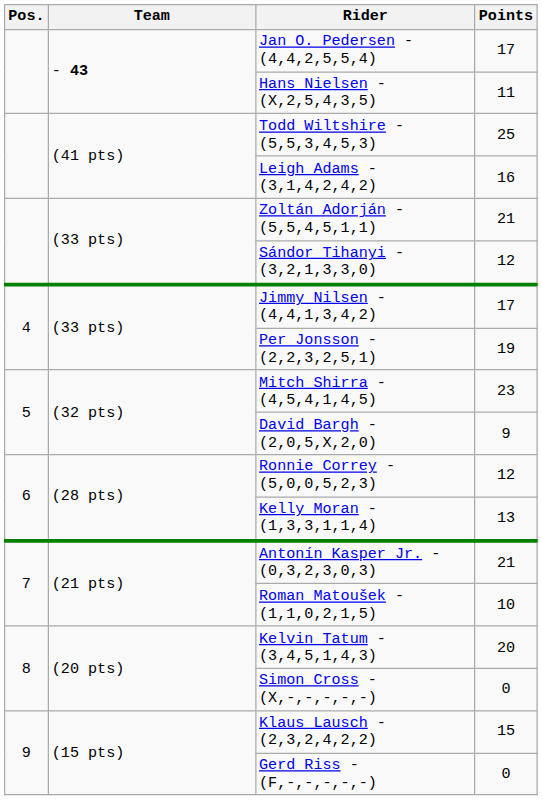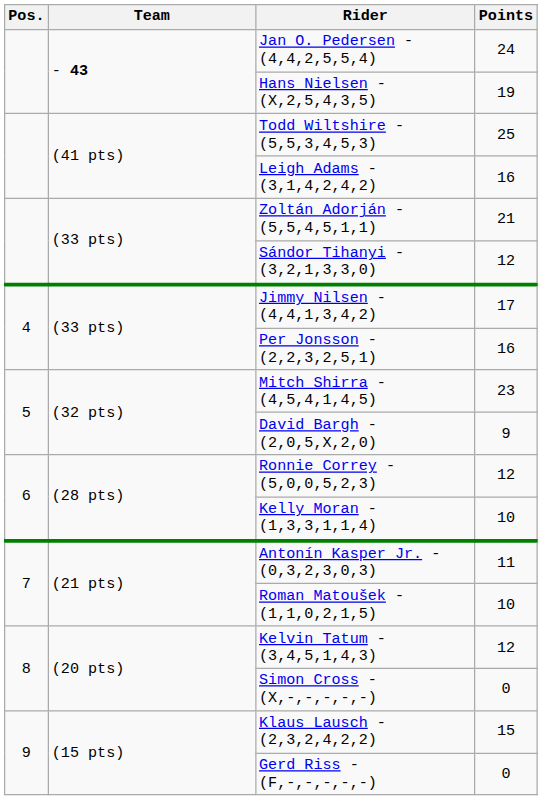(506, 51) 17 -> (506, 51) 24
(506, 93) 11 -> (506, 93) 19
(506, 349) 19 -> (506, 349) 16
(506, 518) 13 -> (506, 518) 10
(506, 563) 21 -> (506, 563) 11
(506, 647) 20 -> (506, 647) 12
